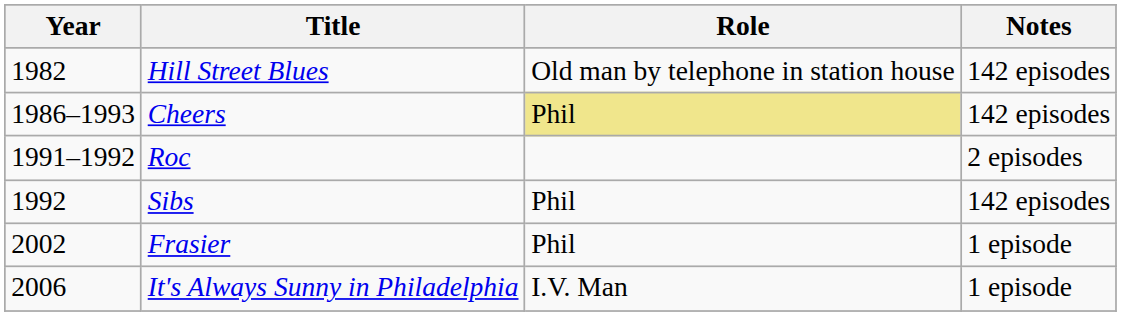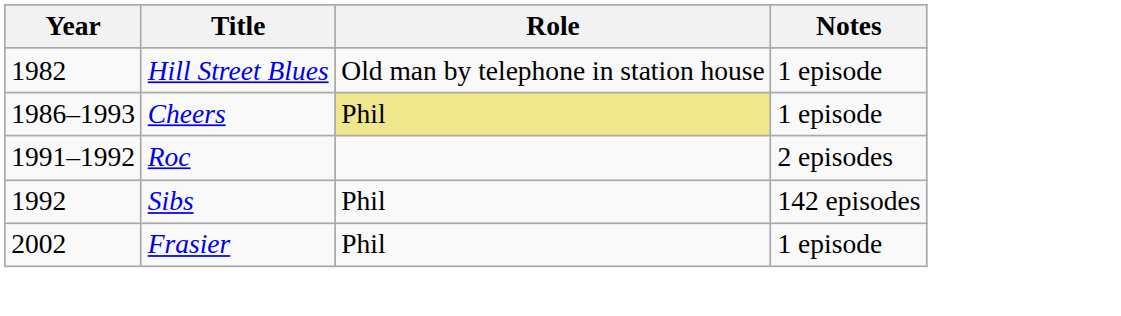(1039, 69) 142 episodes -> (830, 69) 1 episode
(1039, 113) 142 episodes -> (830, 113) 1 episode
- row: (333, 288)
